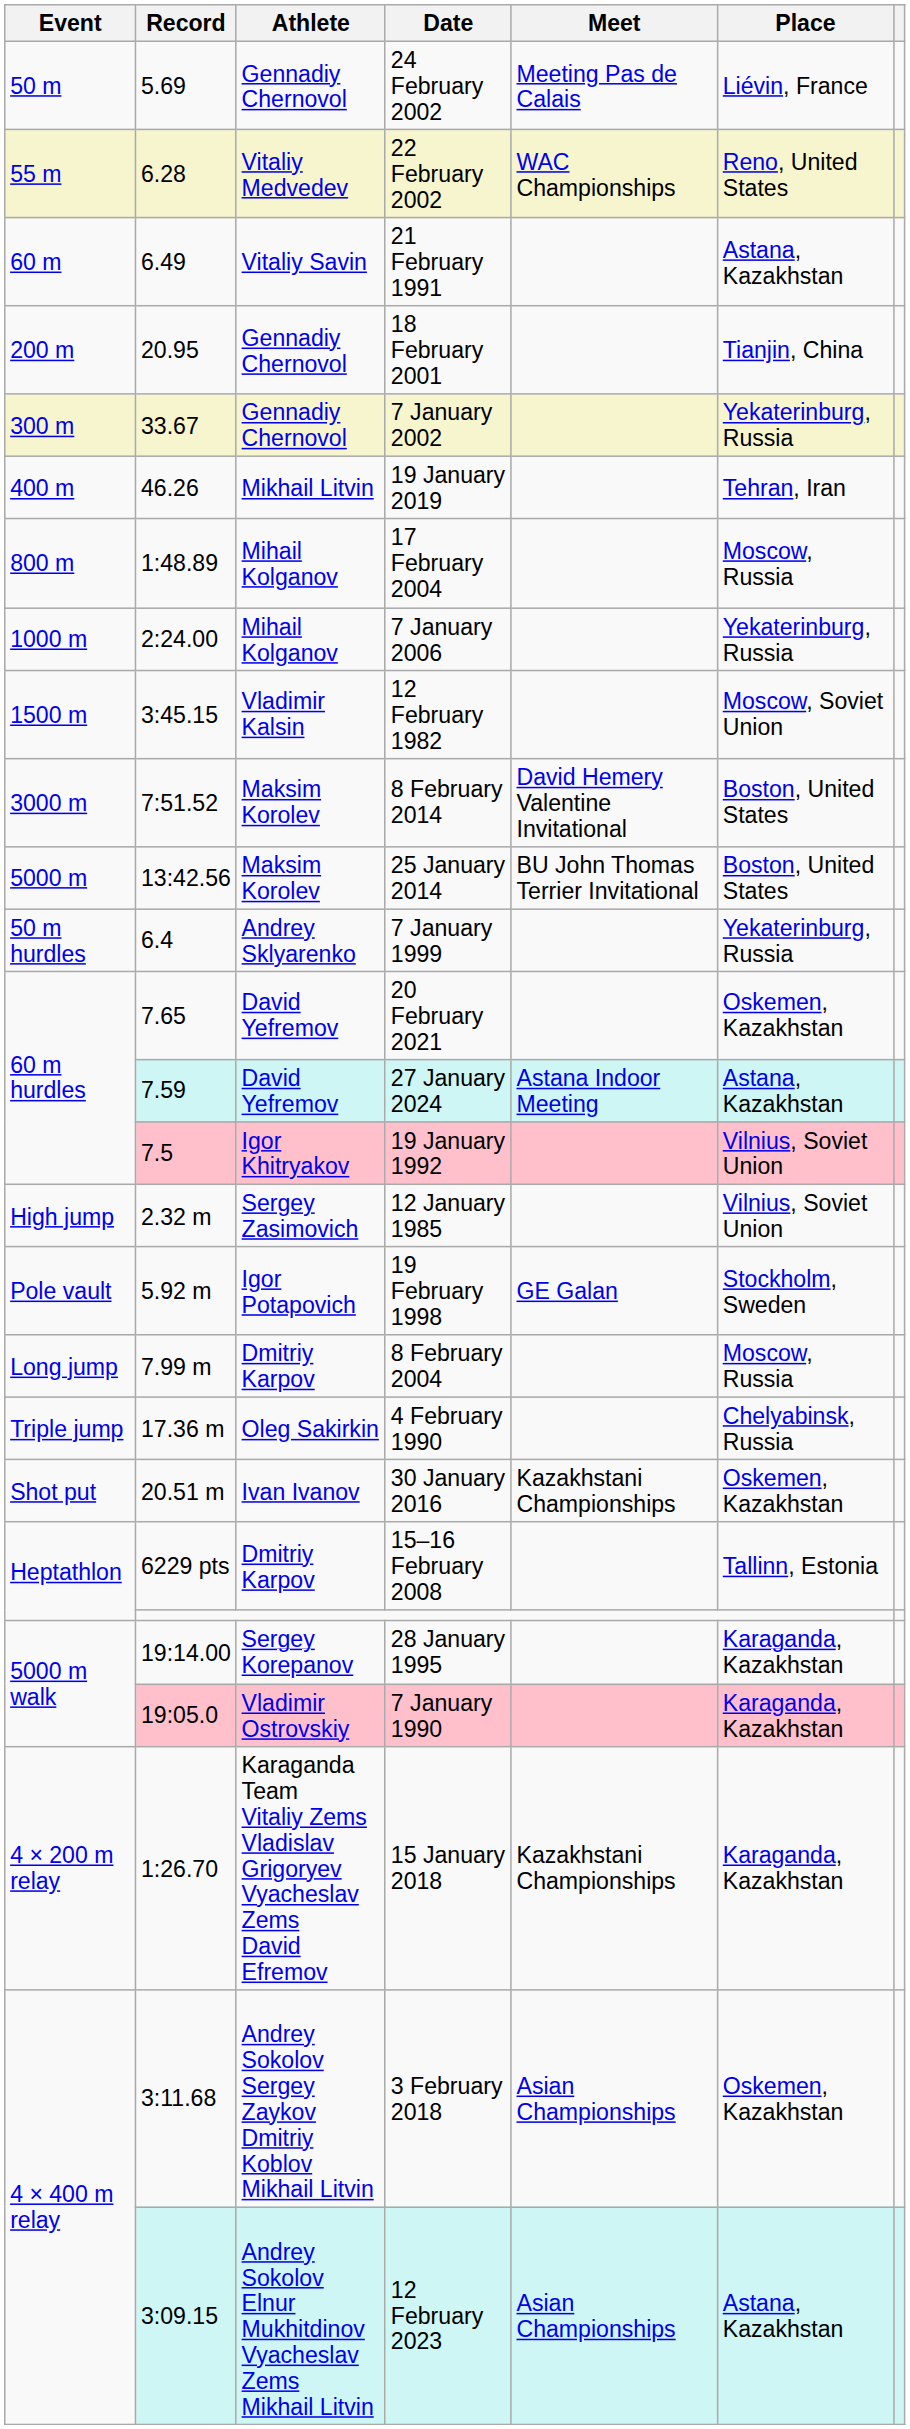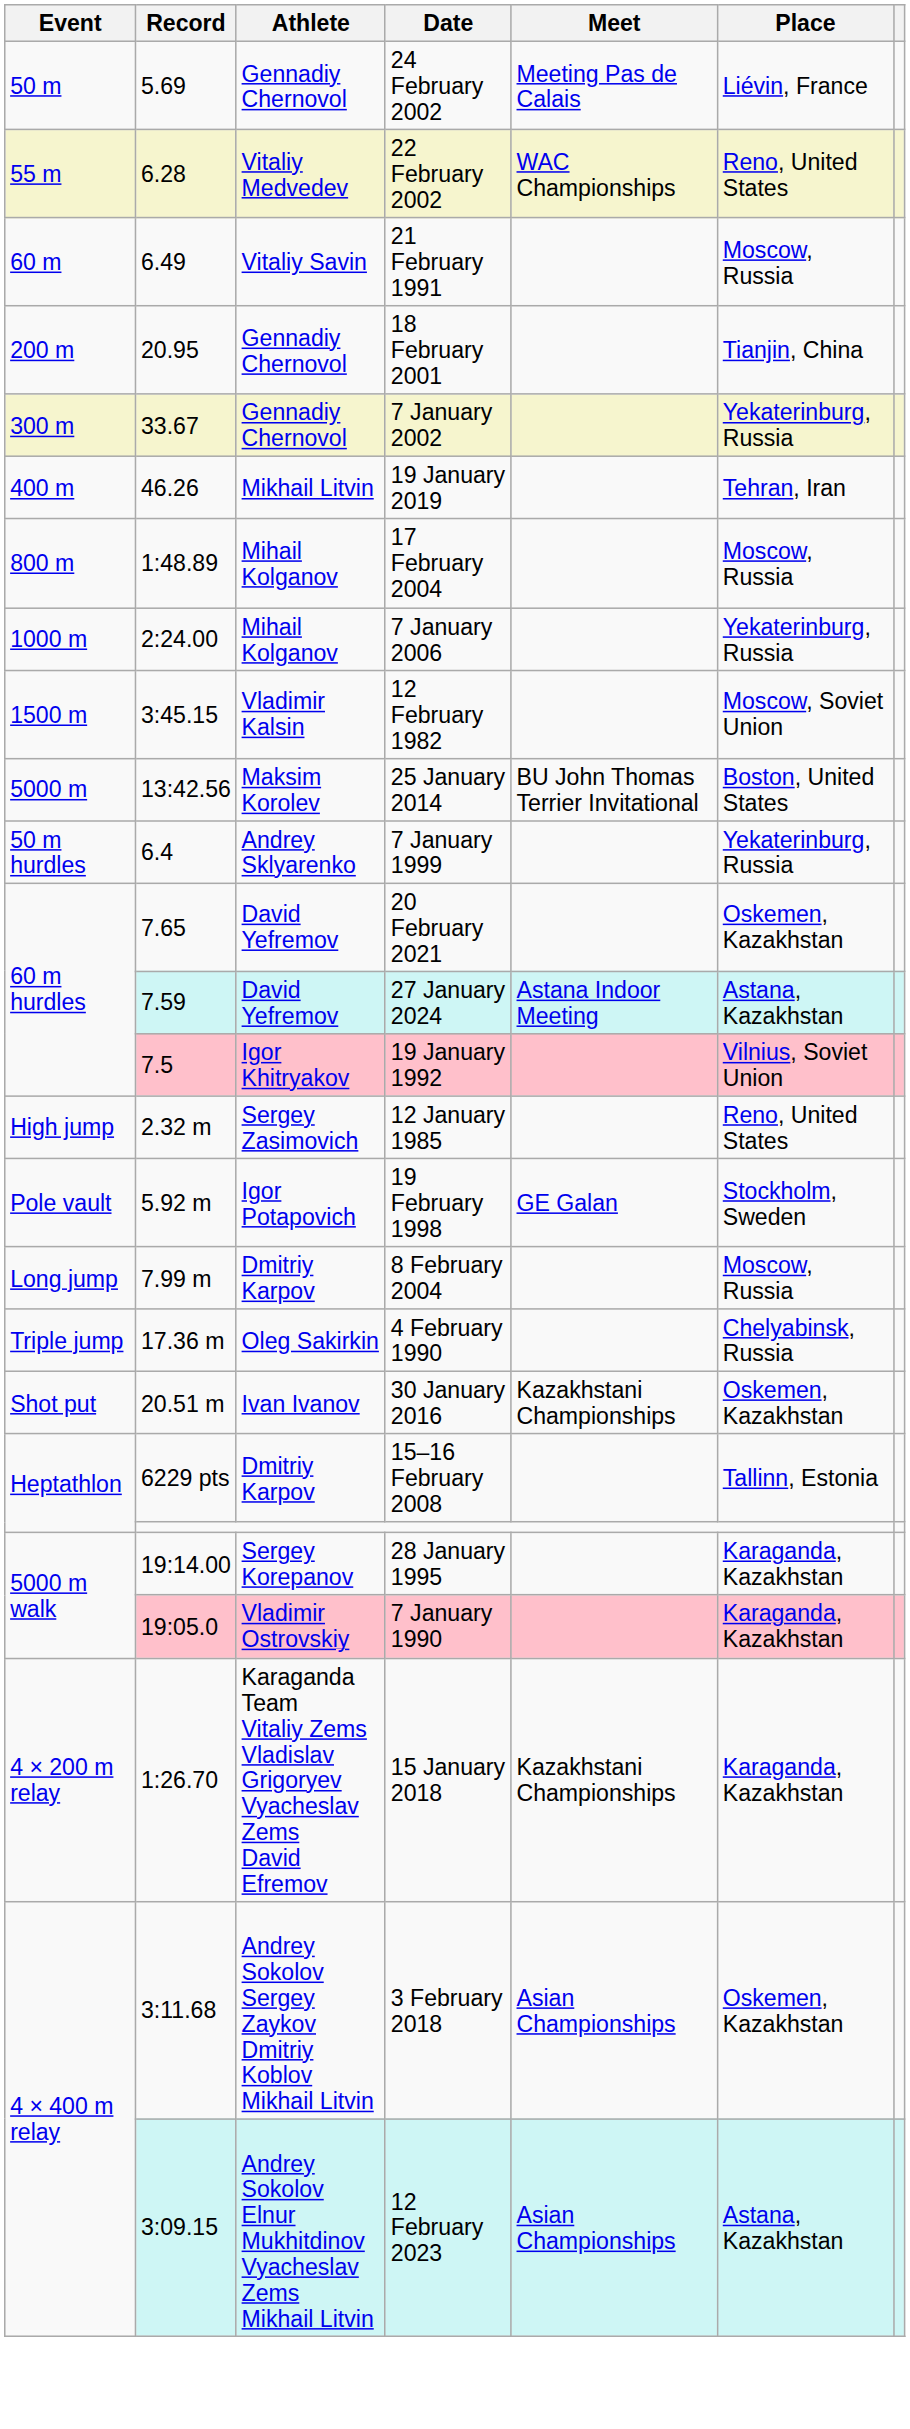(783, 262) Astana, Kazakhstan -> (768, 262) Moscow, Russia
- row: (180, 802)
(795, 1216) Vilnius, Soviet Union -> (790, 1127) Reno, United States
